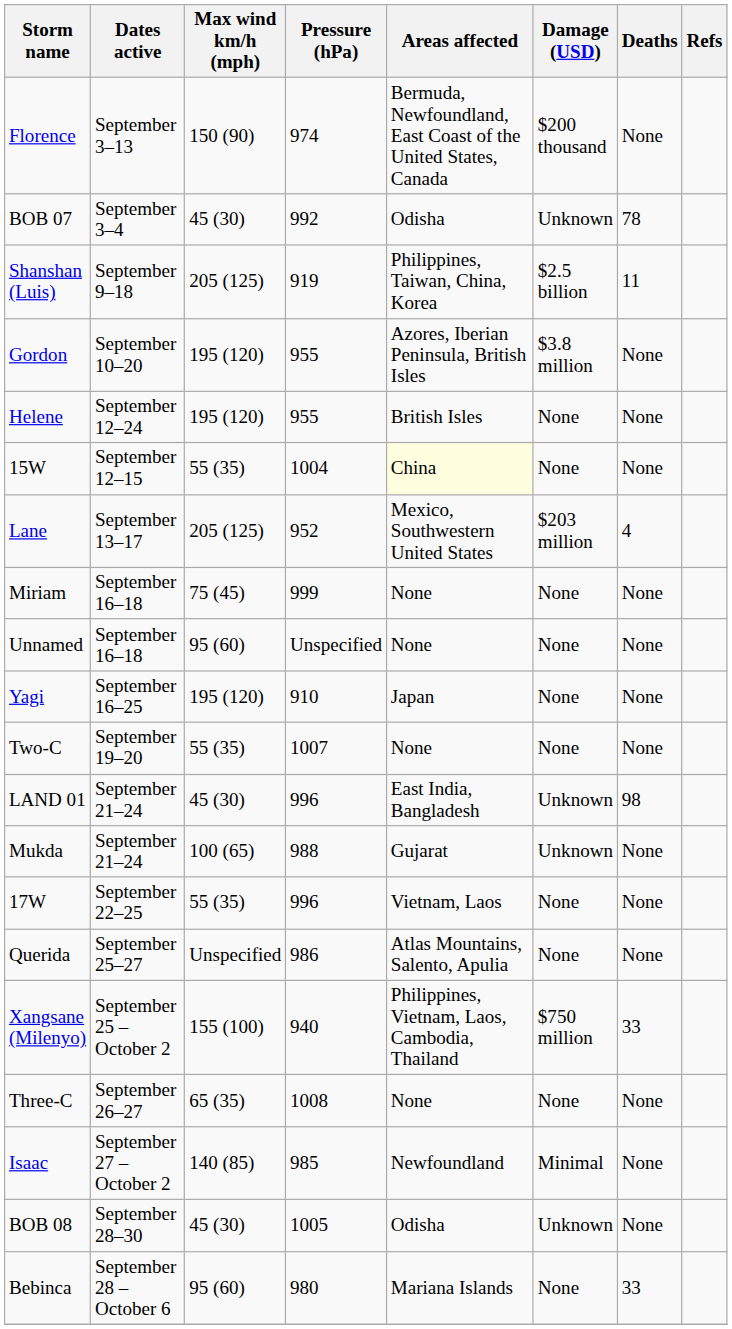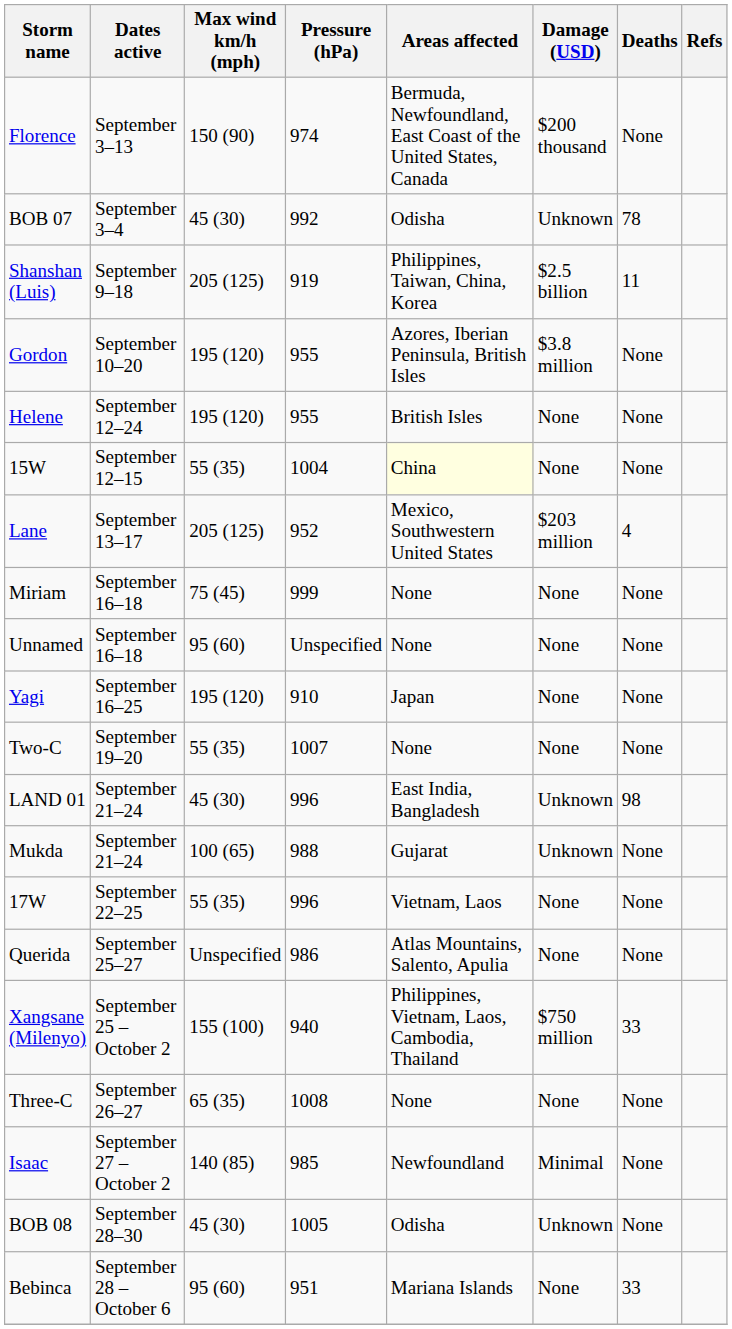(304, 1287) 980 -> (304, 1287) 951
